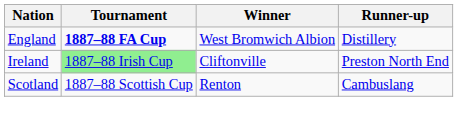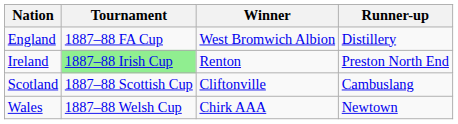(115, 38) bold -> (114, 38) normal
(233, 61) Cliftonville -> (220, 61) Renton
(220, 84) Renton -> (233, 84) Cliftonville
+ row: (25, 107)
